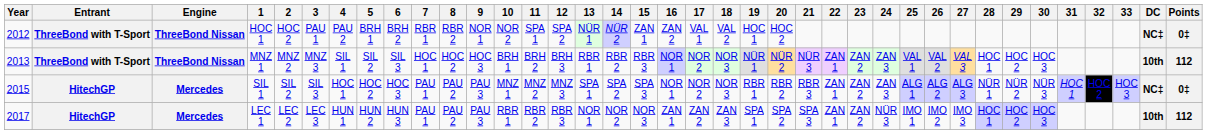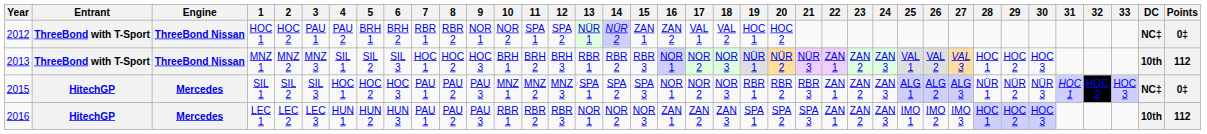(18, 116) 2017 -> (18, 116) 2016
(886, 116) NÜR 3 -> (885, 116) ZAN 3
